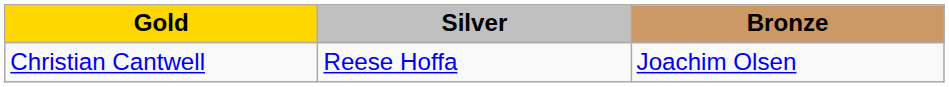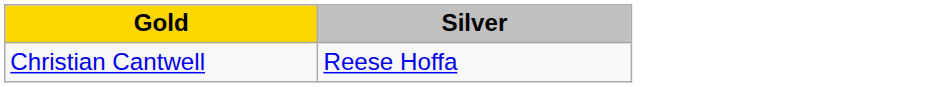- column: (788, 23)
